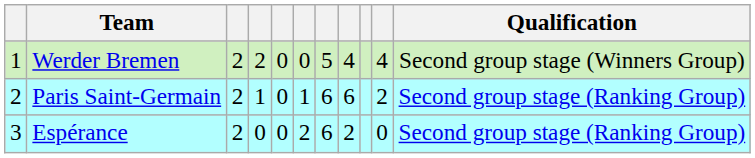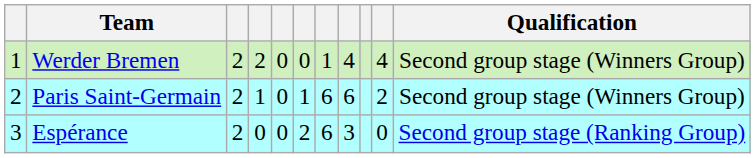(327, 59) 5 -> (327, 59) 1
(572, 96) Second group stage (Ranking Group) -> (572, 96) Second group stage (Winners Group)
(349, 133) 2 -> (349, 133) 3
